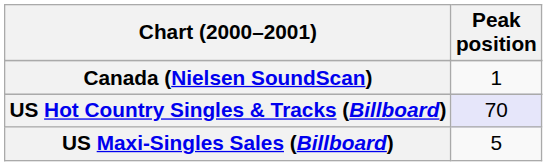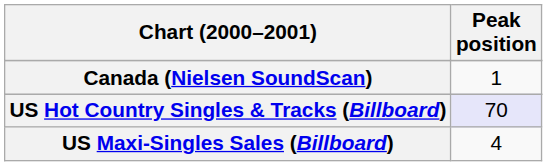(496, 143) 5 -> (496, 143) 4
